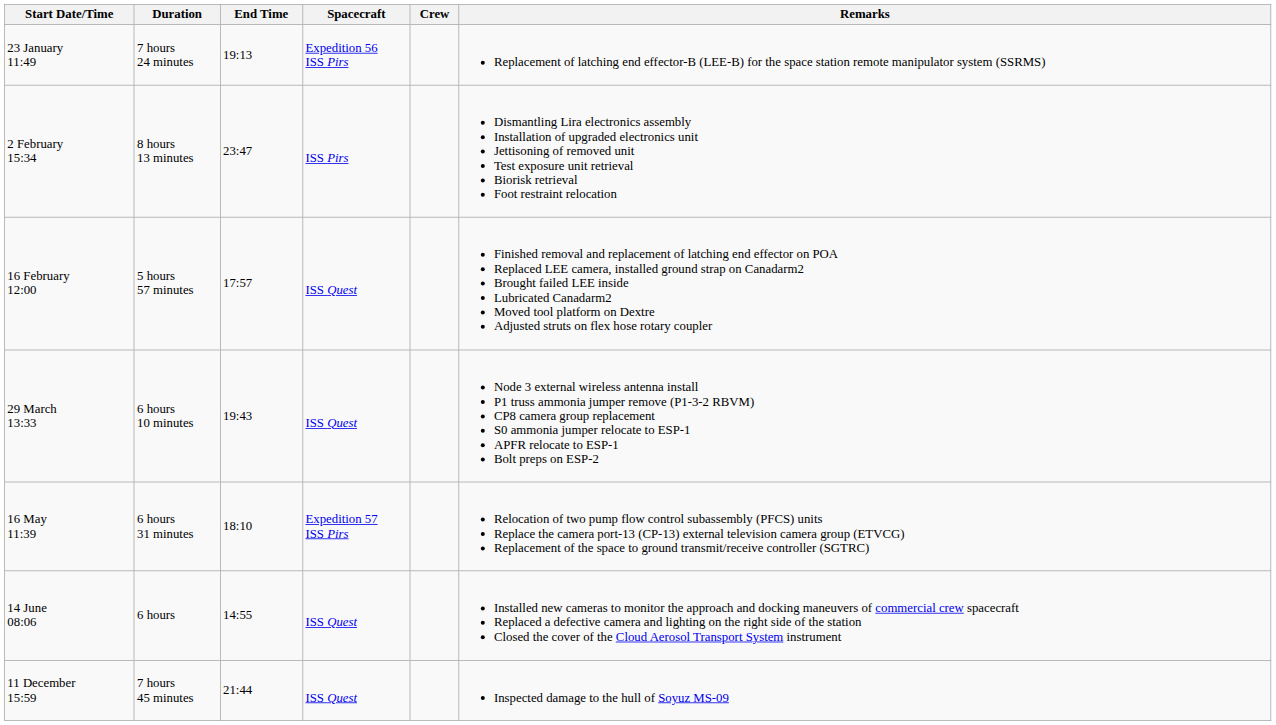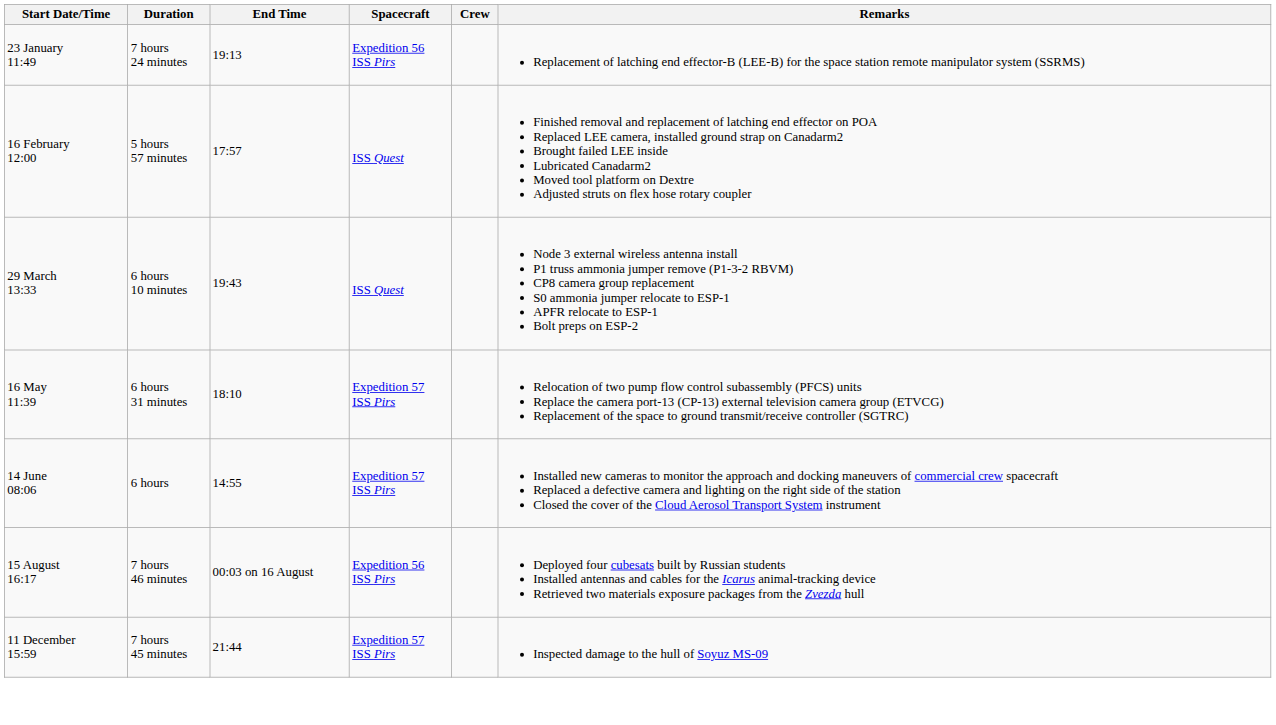- row: (35, 151)
(331, 622) ISS Quest -> (388, 483) Expedition 57 ISS Pirs
+ row: (33, 572)
(331, 697) ISS Quest -> (388, 647) Expedition 57 ISS Pirs
